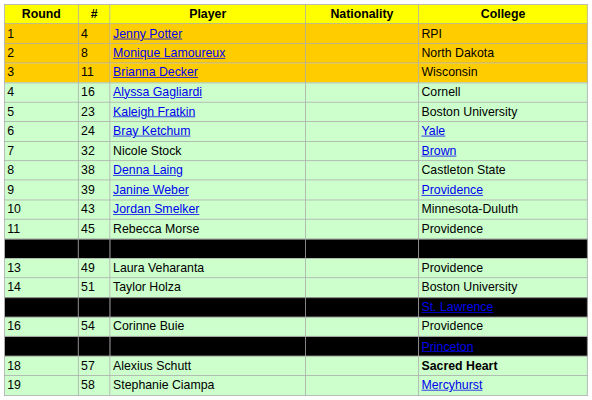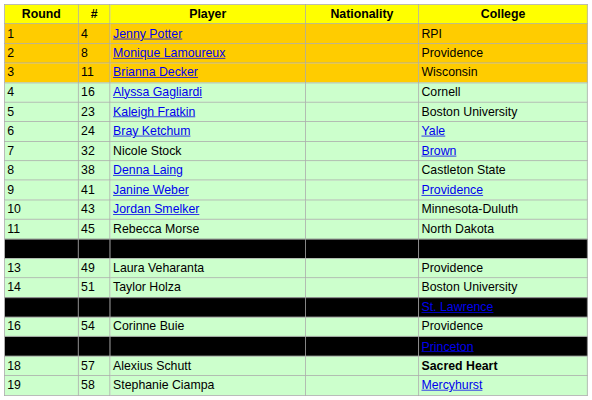(458, 53) North Dakota -> (452, 53) Providence
(88, 190) 39 -> (88, 190) 41
(452, 229) Providence -> (458, 229) North Dakota
